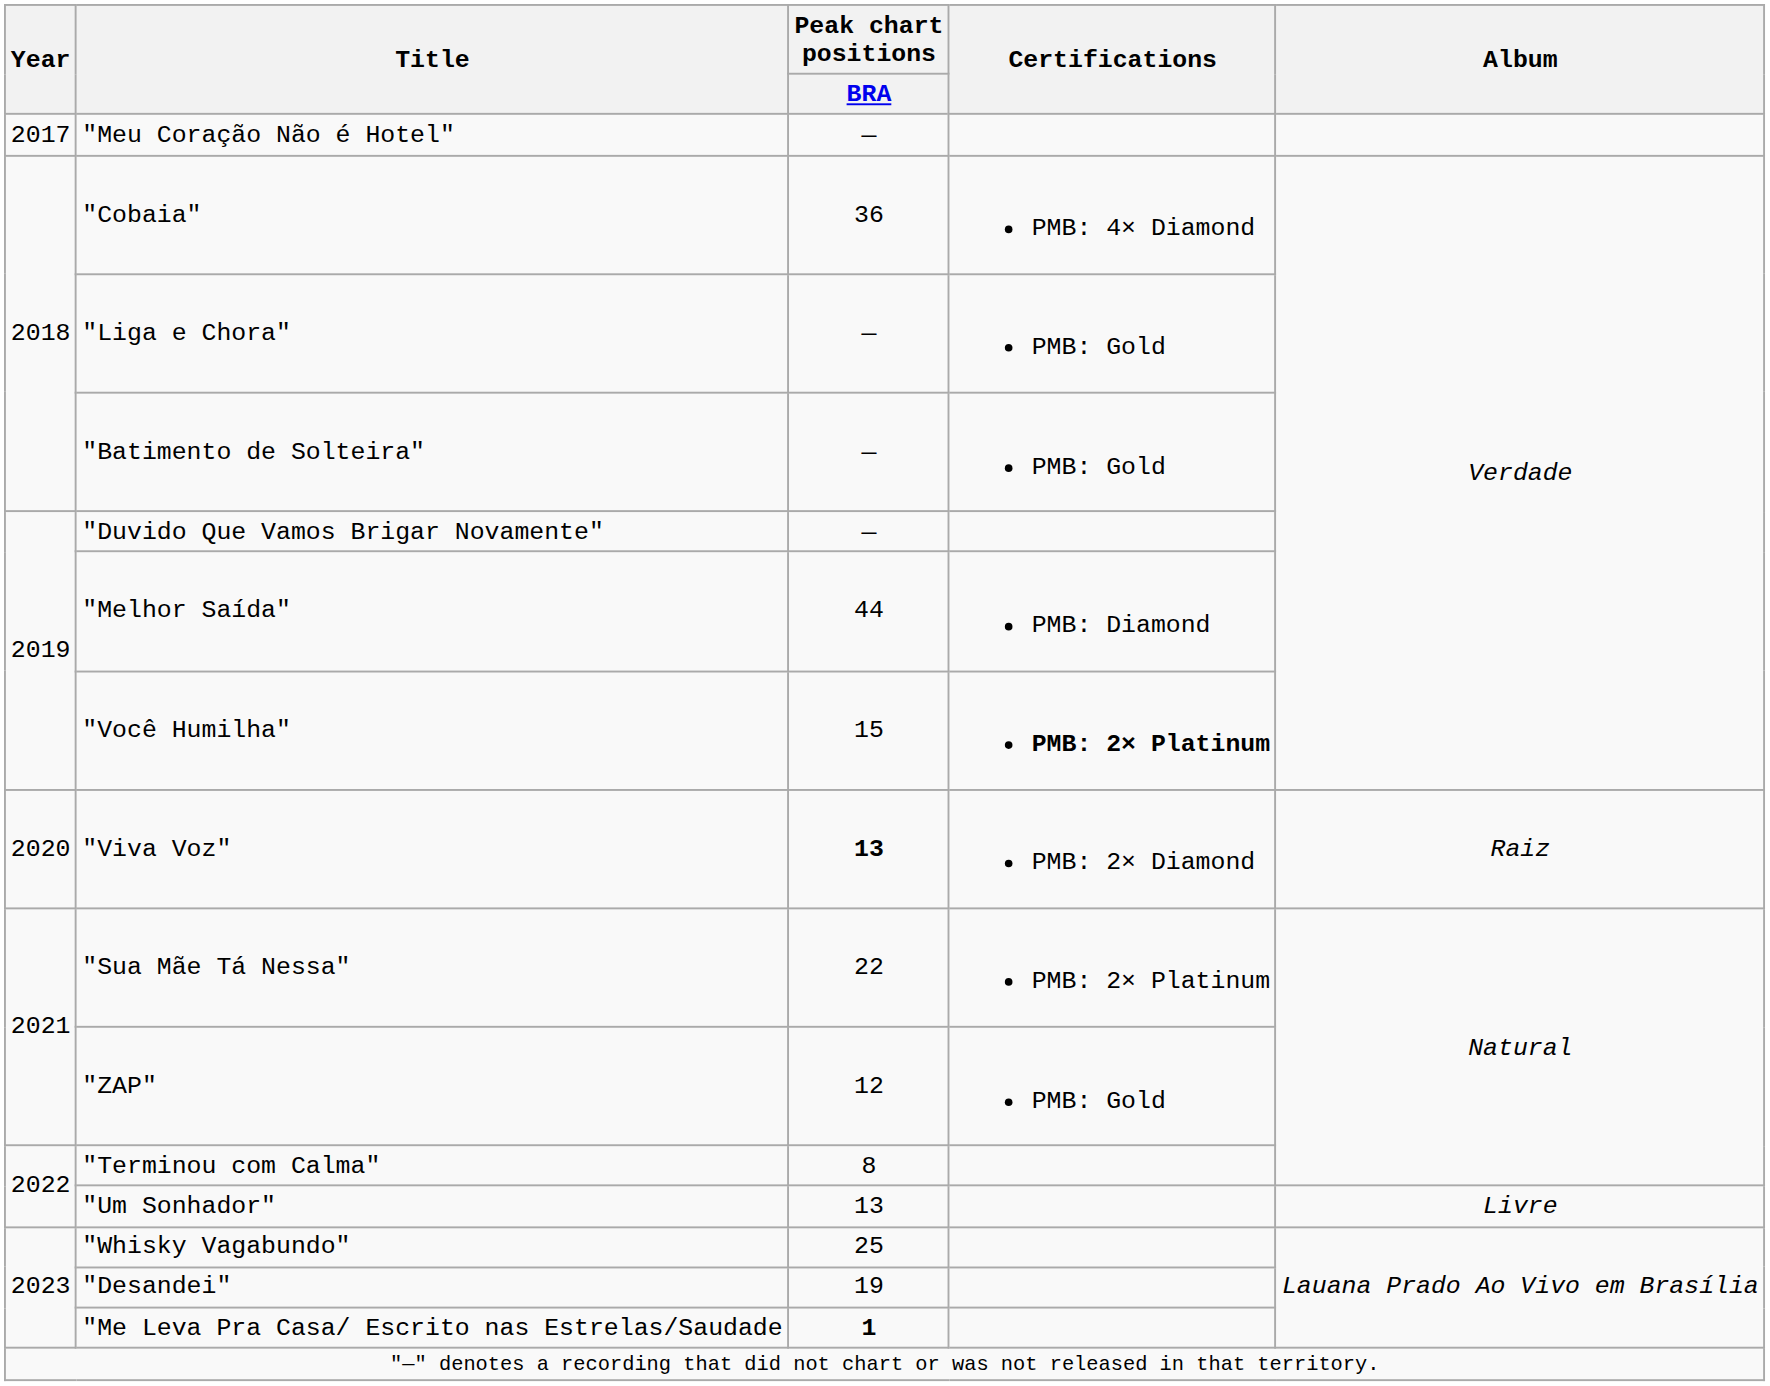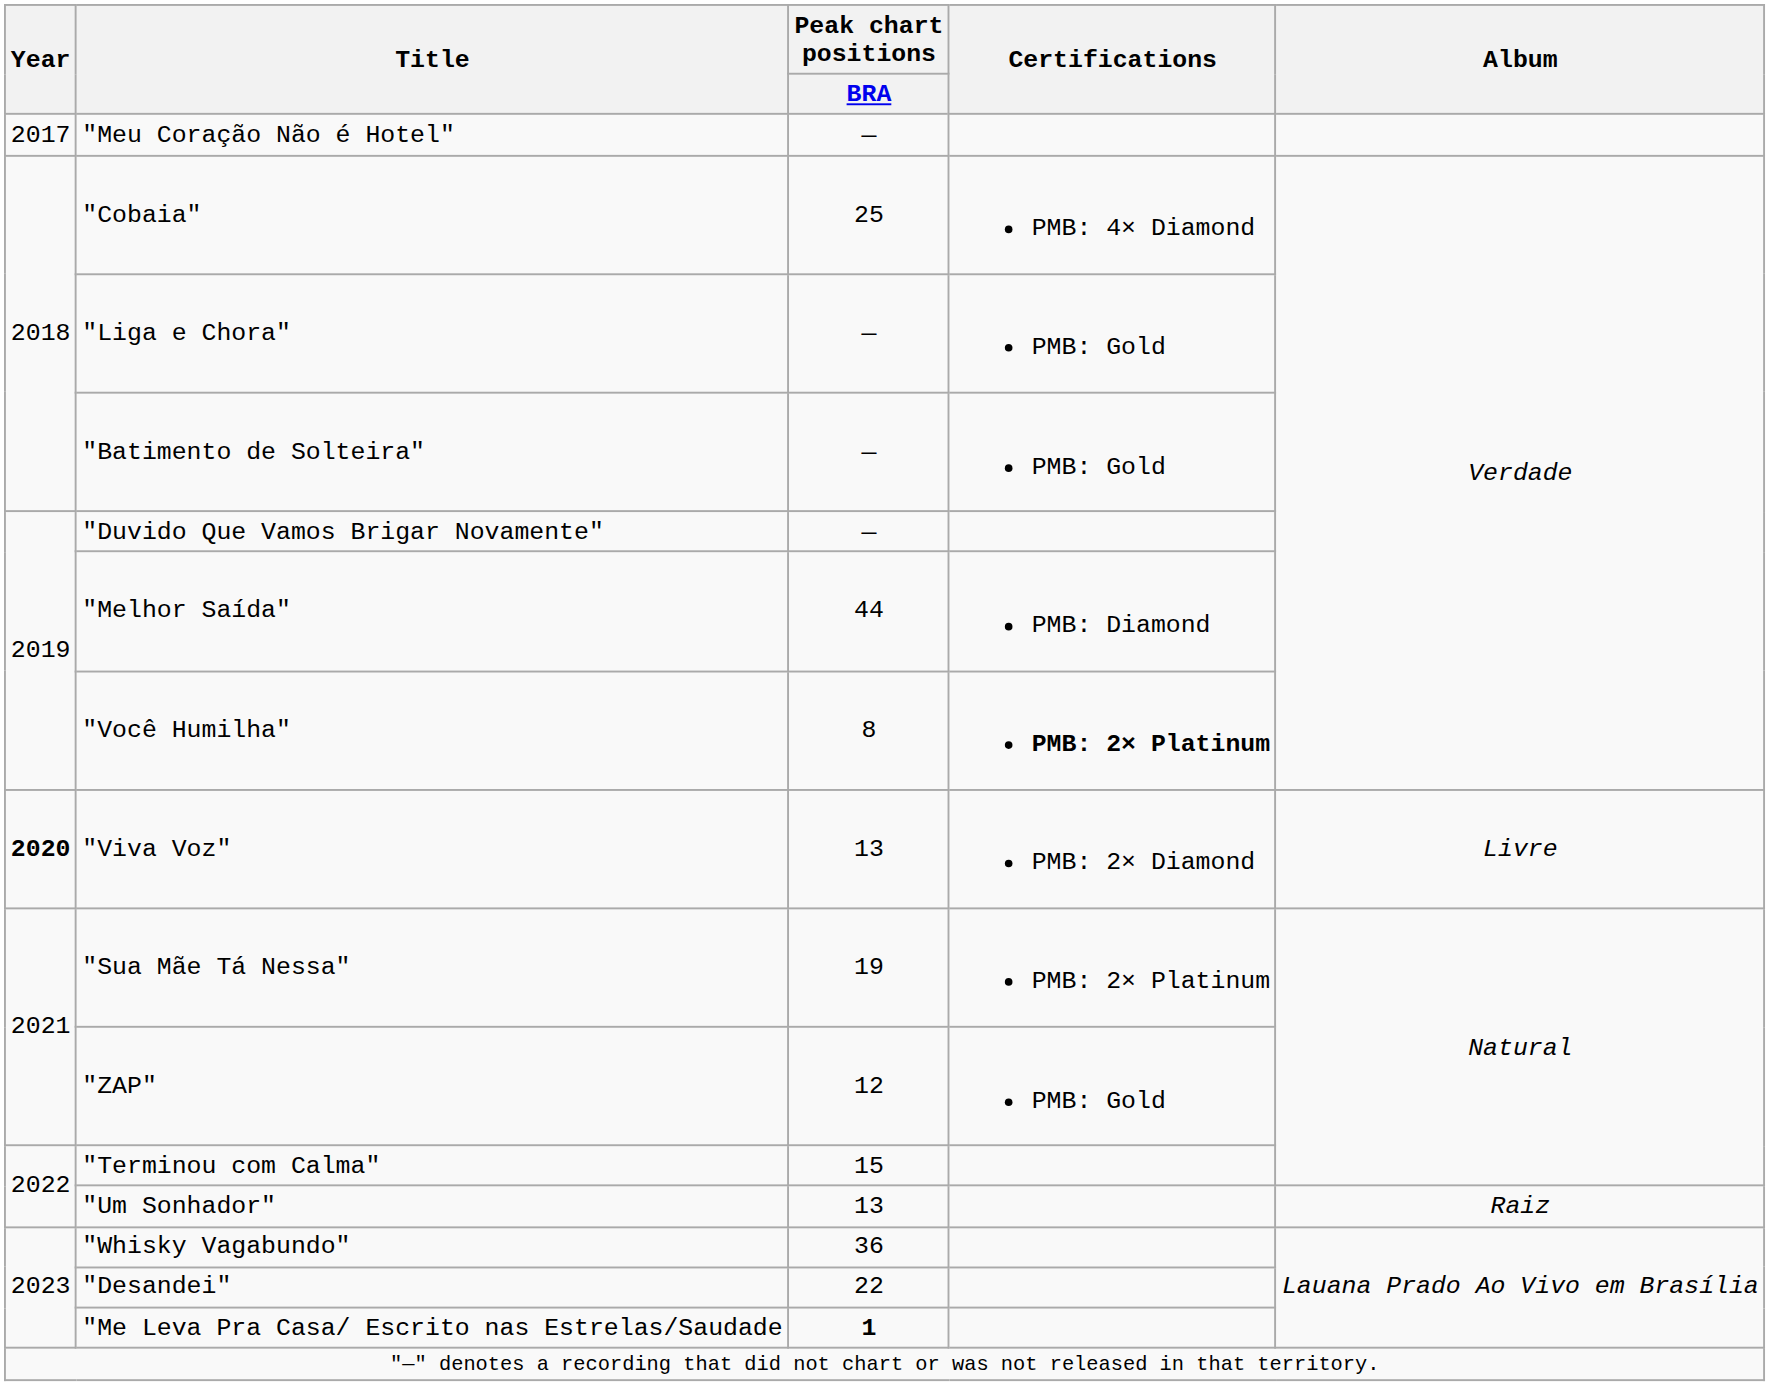(869, 214) 36 -> (869, 214) 25
(869, 730) 15 -> (869, 730) 8
(41, 849) normal -> (41, 849) bold
(869, 849) bold -> (869, 849) normal
(1520, 849) Raiz -> (1520, 849) Livre
(869, 968) 22 -> (869, 968) 19
(869, 1166) 8 -> (869, 1166) 15
(1520, 1206) Livre -> (1520, 1206) Raiz
(869, 1247) 25 -> (869, 1247) 36
(869, 1287) 19 -> (869, 1287) 22
